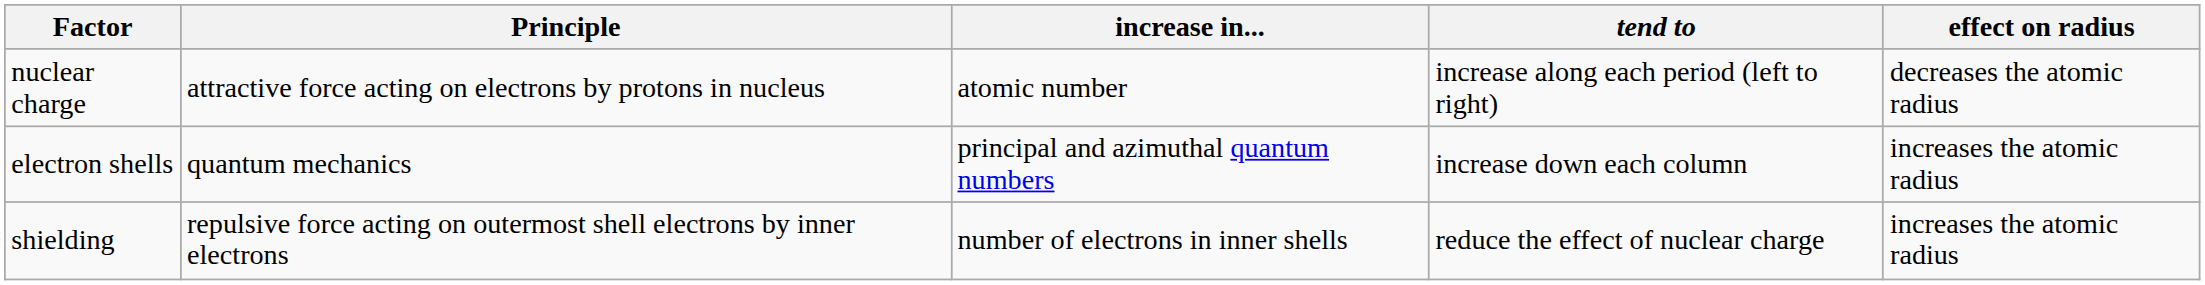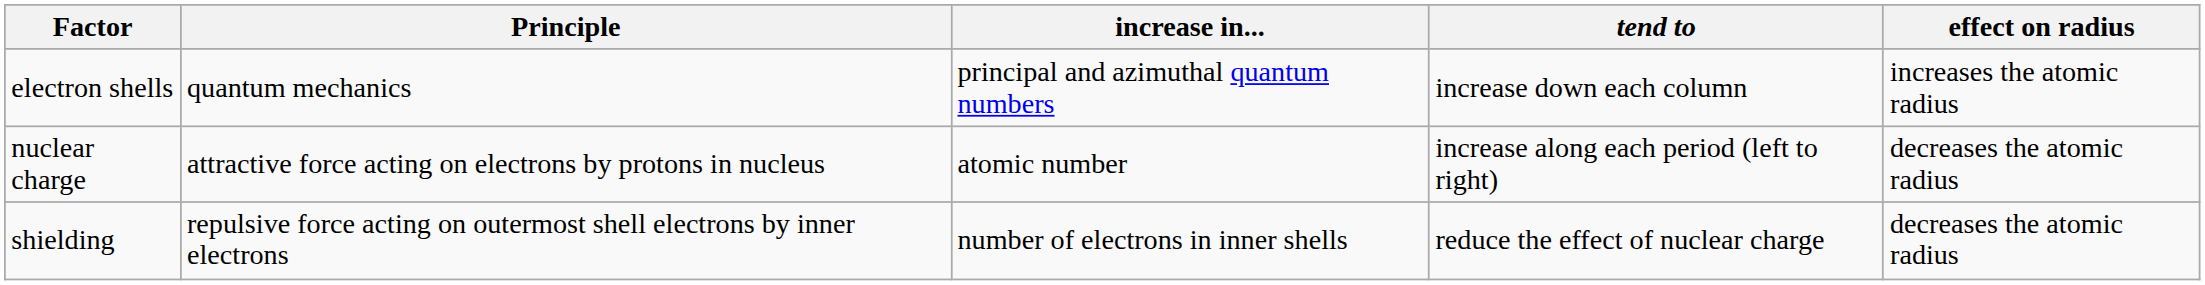rows swapped: (92, 163) <-> (53, 87)
(2004, 240) increases the atomic radius -> (2006, 240) decreases the atomic radius
